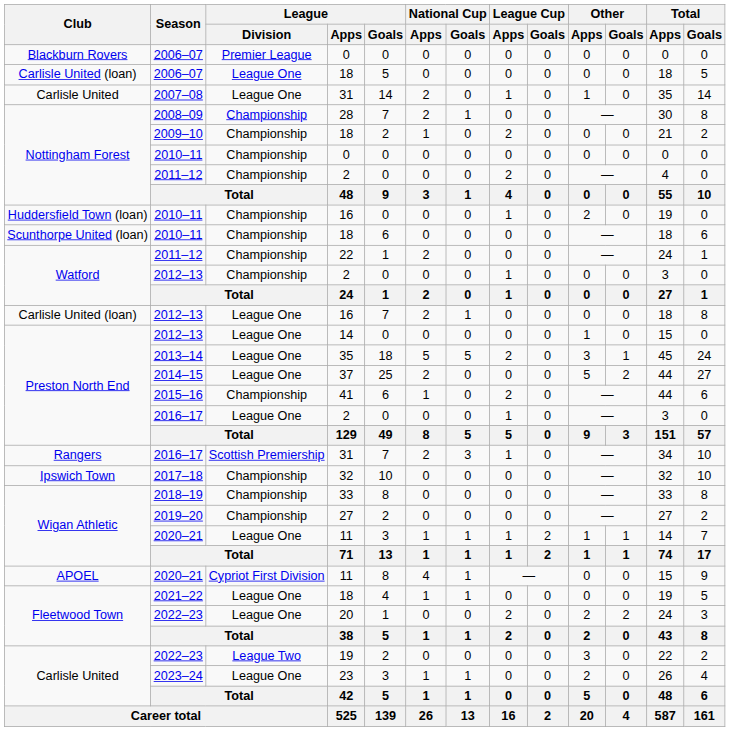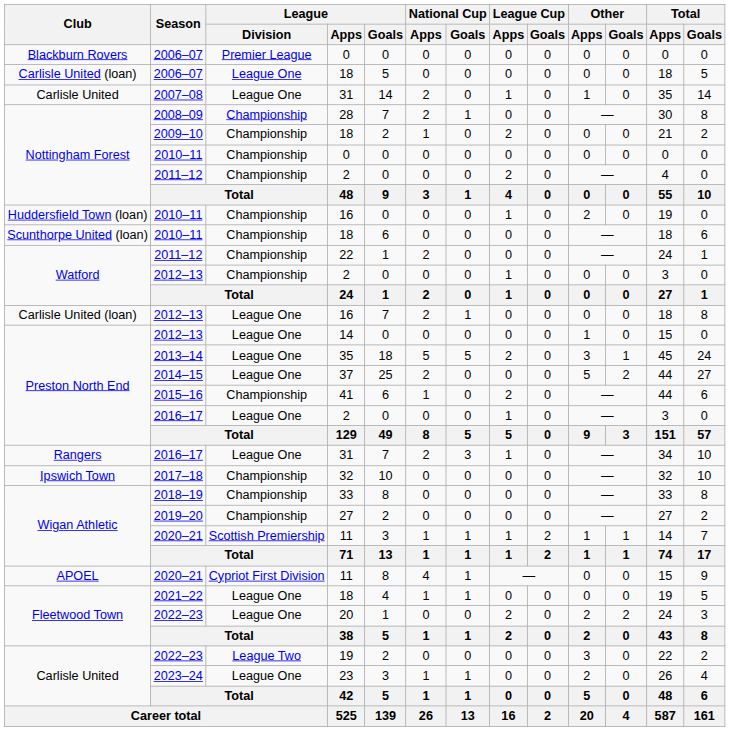(267, 455) Scottish Premiership -> (267, 455) League One
(267, 535) League One -> (267, 535) Scottish Premiership
